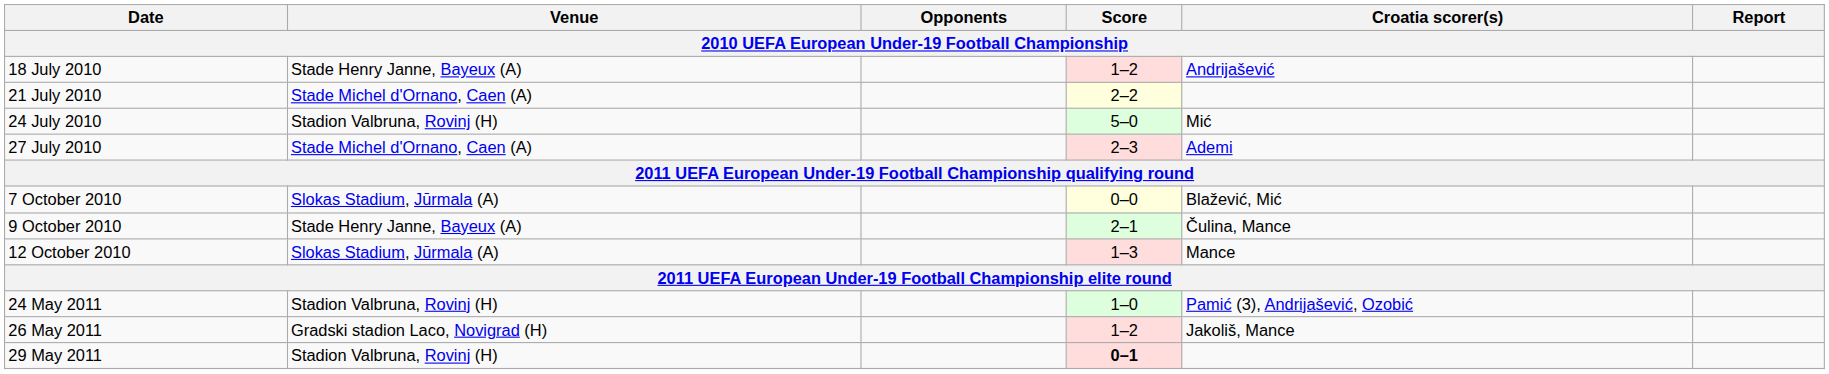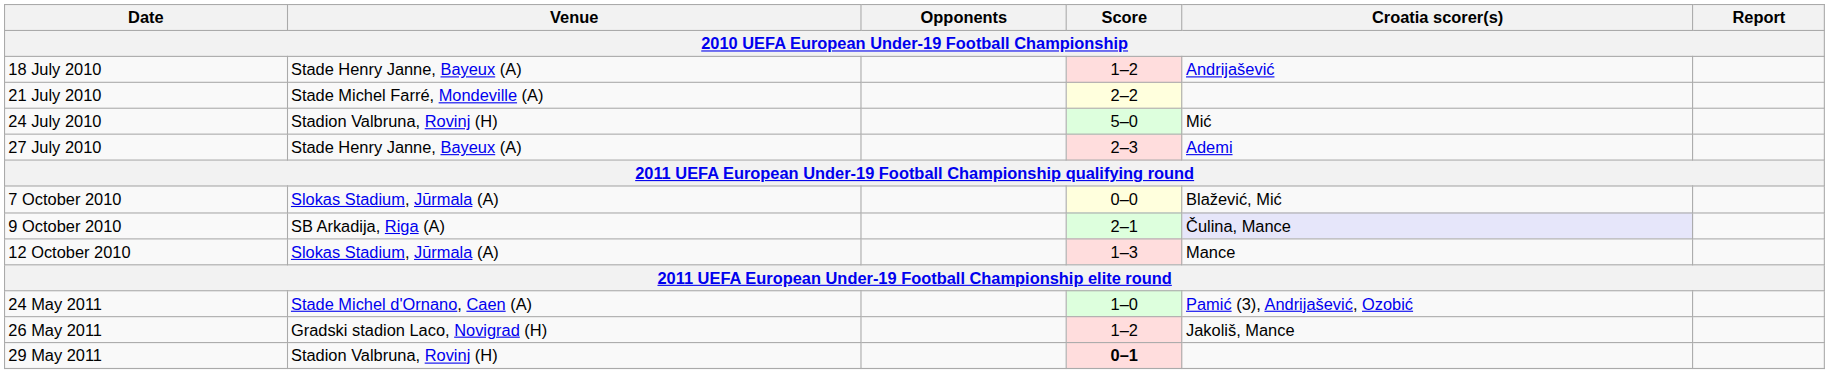(412, 96) Stade Michel d'Ornano, Caen (A) -> (417, 96) Stade Michel Farré, Mondeville (A)
(412, 148) Stade Michel d'Ornano, Caen (A) -> (406, 148) Stade Henry Janne, Bayeux (A)
(406, 226) Stade Henry Janne, Bayeux (A) -> (368, 226) SB Arkadija, Riga (A)
(1238, 226) no background -> (1238, 226) lavender background
(394, 304) Stadion Valbruna, Rovinj (H) -> (412, 304) Stade Michel d'Ornano, Caen (A)
